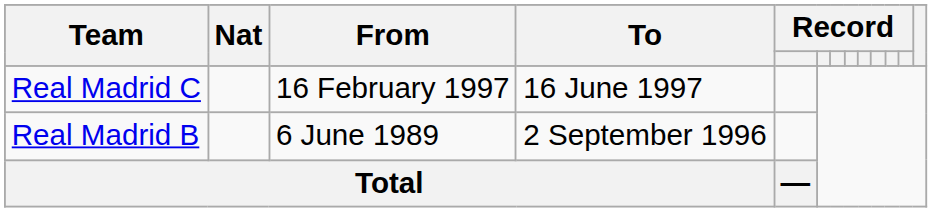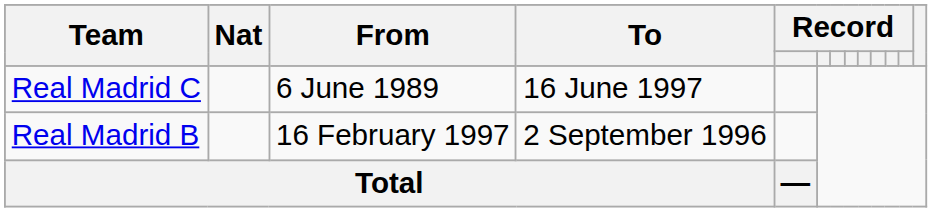(393, 88) 16 February 1997 -> (357, 88) 6 June 1989
(357, 135) 6 June 1989 -> (393, 135) 16 February 1997
